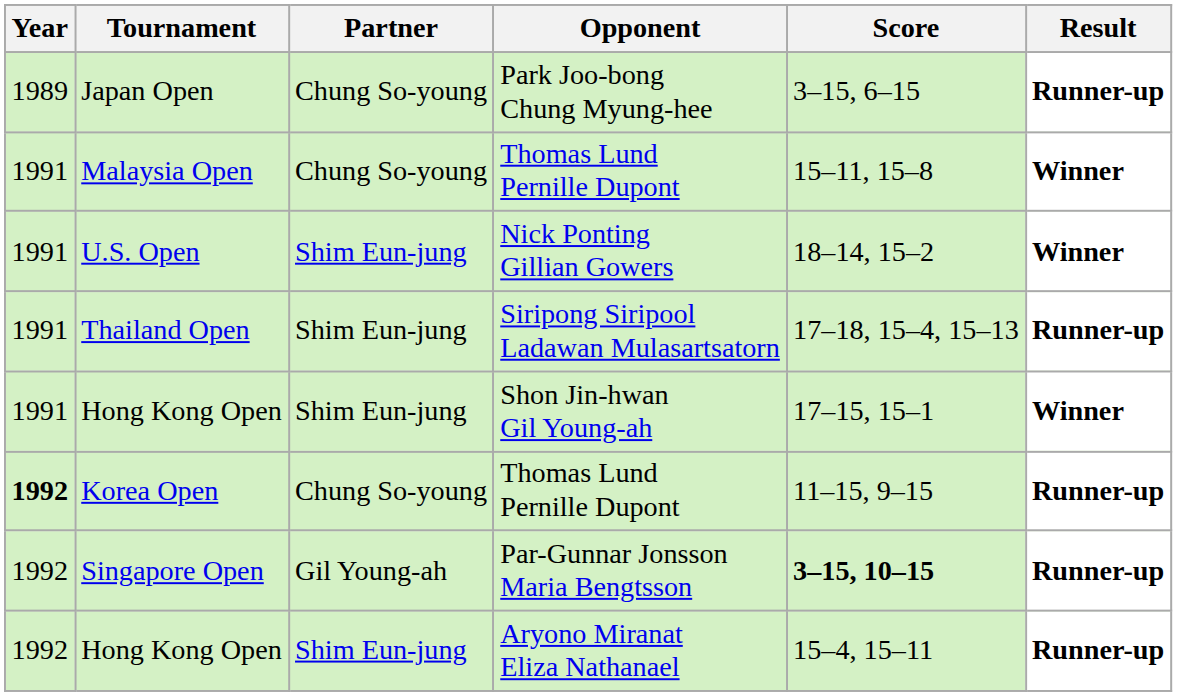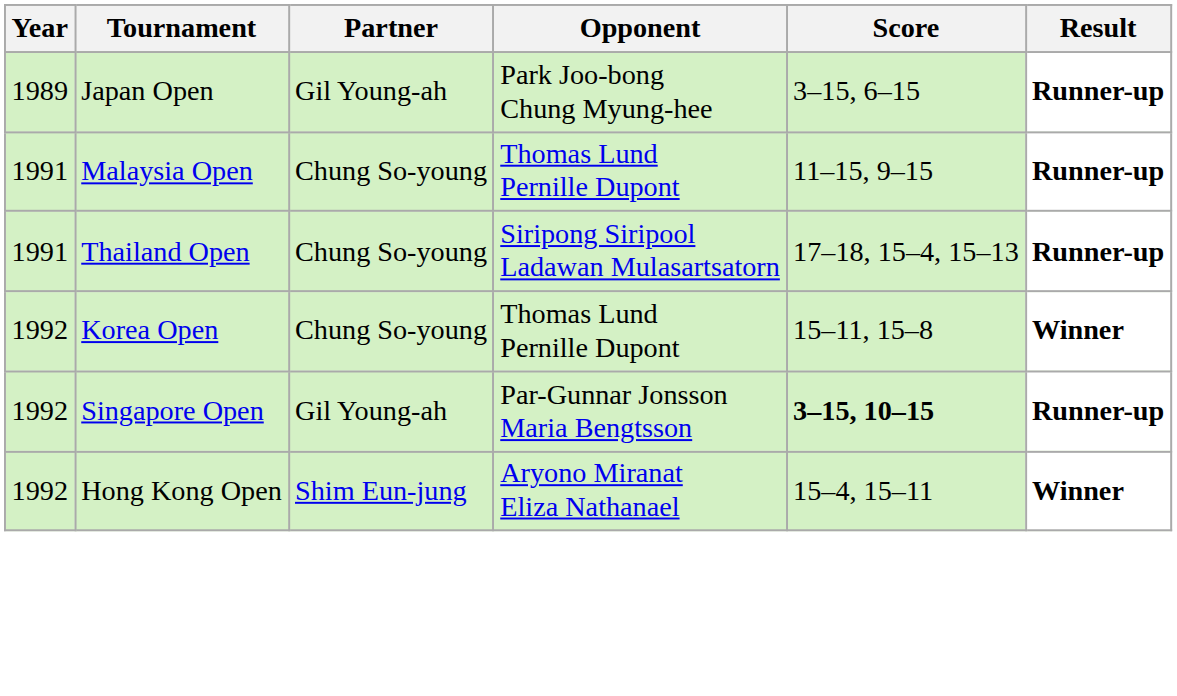(391, 91) Chung So-young -> (371, 91) Gil Young-ah
(863, 171) 15–11, 15–8 -> (863, 171) 11–15, 9–15
(1078, 171) Winner -> (1098, 171) Runner-up
- row: (140, 251)
(381, 330) Shim Eun-jung -> (391, 251) Chung So-young
- row: (182, 410)
(40, 490) bold -> (40, 330) normal
(863, 490) 11–15, 9–15 -> (863, 330) 15–11, 15–8
(1098, 490) Runner-up -> (1078, 330) Winner
(1098, 650) Runner-up -> (1078, 490) Winner
